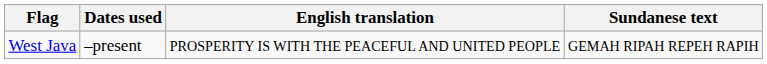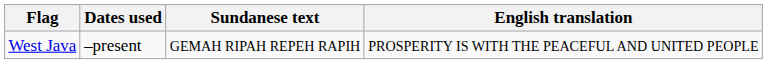columns swapped: (663, 17) <-> (365, 17)
